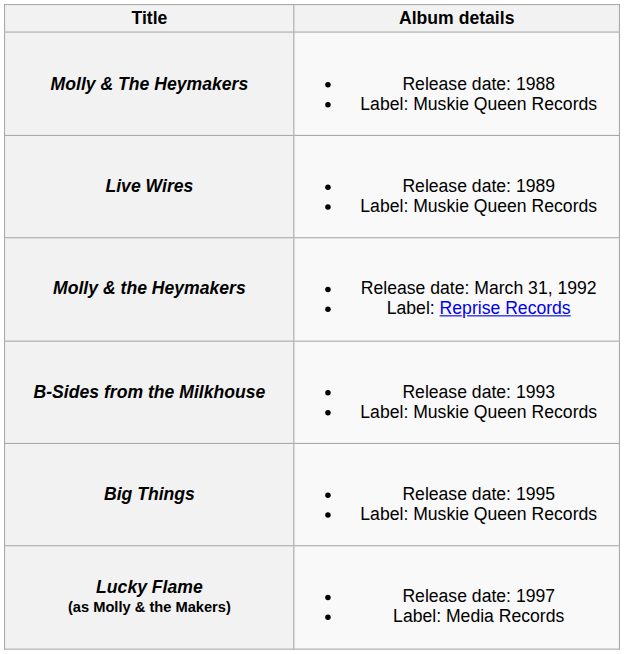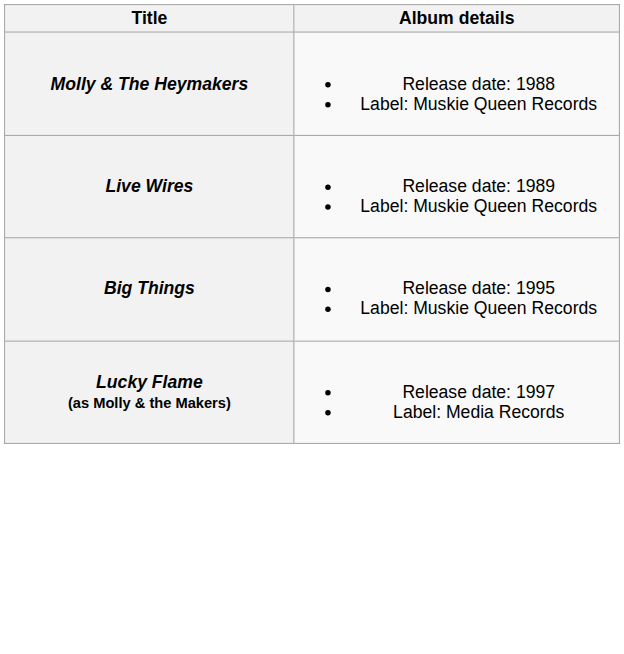- row: (149, 289)
- row: (149, 391)
